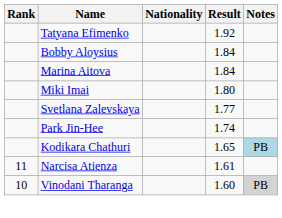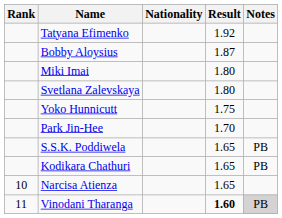(224, 52) 1.84 -> (224, 52) 1.87
- row: (76, 71)
(224, 109) 1.77 -> (224, 90) 1.80
+ row: (79, 109)
(224, 128) 1.74 -> (224, 128) 1.70
+ row: (83, 147)
(261, 147) lightblue background -> (261, 166) no background
(21, 166) 11 -> (21, 185) 10
(224, 166) 1.61 -> (224, 185) 1.65
(21, 185) 10 -> (21, 204) 11
(224, 185) normal -> (224, 204) bold
